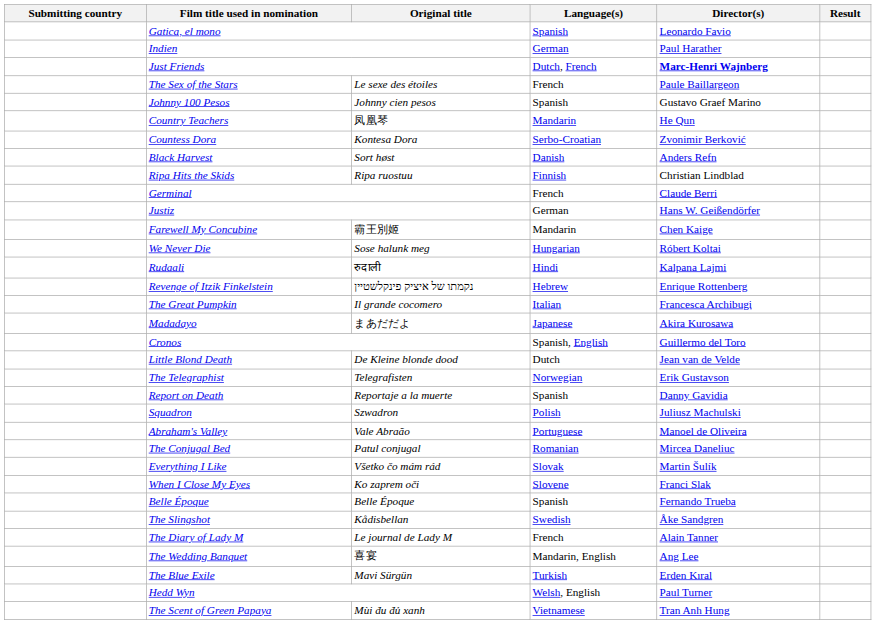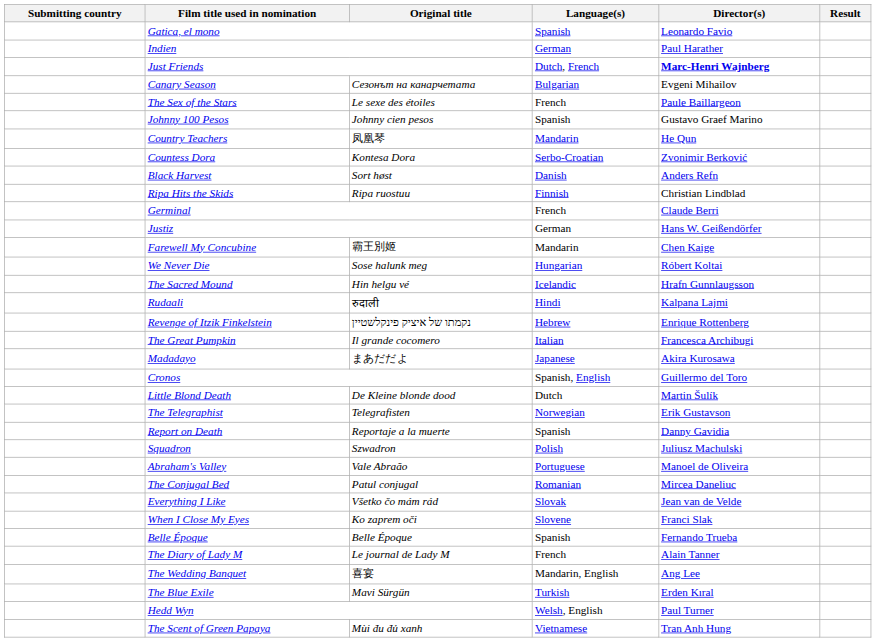+ row: (182, 84)
+ row: (190, 284)
(700, 359) Jean van de Velde -> (690, 395) Martin Šulík
(688, 466) Martin Šulík -> (701, 502) Jean van de Velde
- row: (179, 519)
